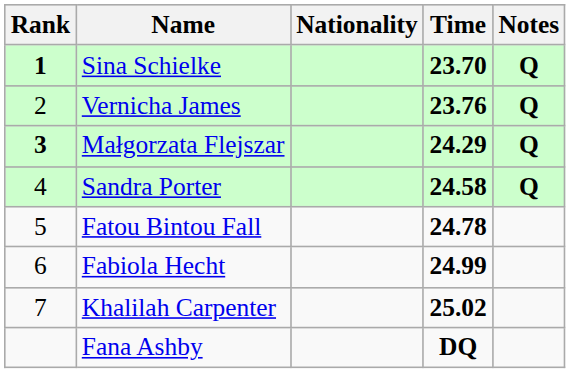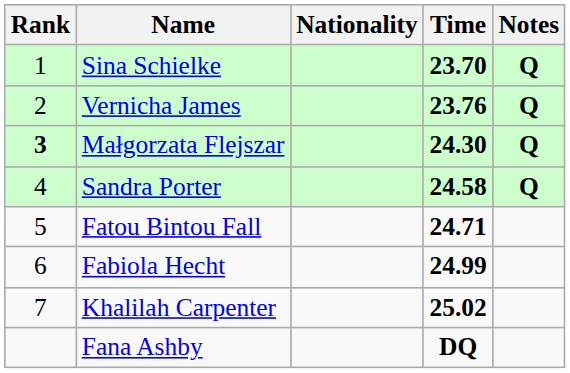(40, 65) bold -> (40, 65) normal
(458, 145) 24.29 -> (458, 145) 24.30
(458, 226) 24.78 -> (458, 226) 24.71
